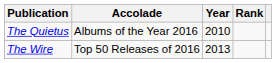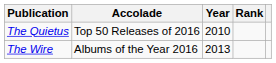(136, 31) Albums of the Year 2016 -> (137, 31) Top 50 Releases of 2016
(137, 49) Top 50 Releases of 2016 -> (136, 49) Albums of the Year 2016
